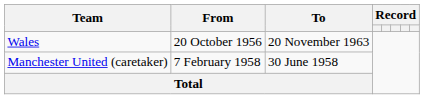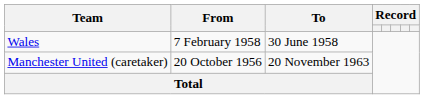(218, 41) 20 October 1956 -> (217, 41) 7 February 1958
(319, 41) 20 November 1963 -> (303, 41) 30 June 1958
(217, 62) 7 February 1958 -> (218, 62) 20 October 1956
(303, 62) 30 June 1958 -> (319, 62) 20 November 1963
